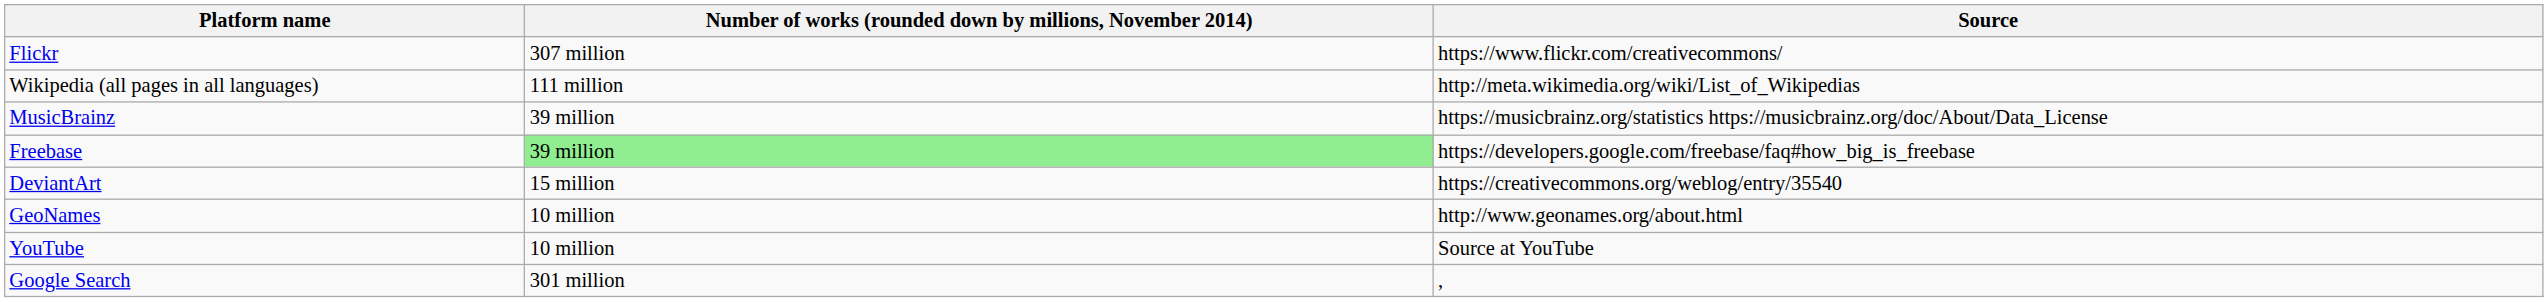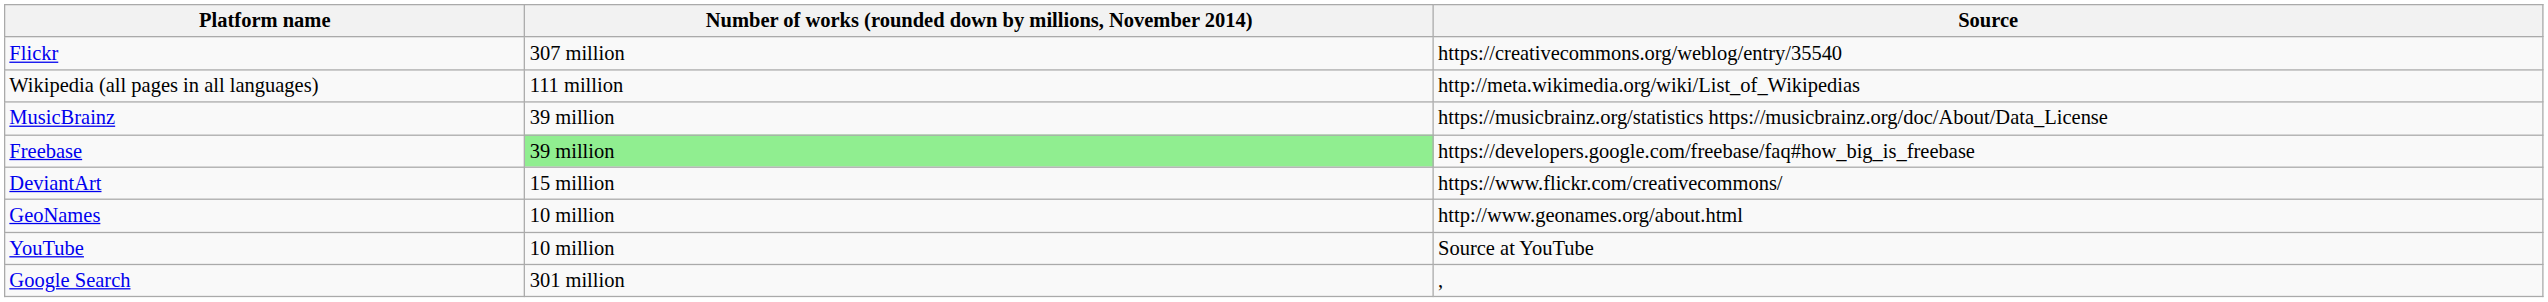(1610, 53) https://www.flickr.com/creativecommons/ -> (1640, 53) https://creativecommons.org/weblog/entry/35540
(1640, 183) https://creativecommons.org/weblog/entry/35540 -> (1610, 183) https://www.flickr.com/creativecommons/
